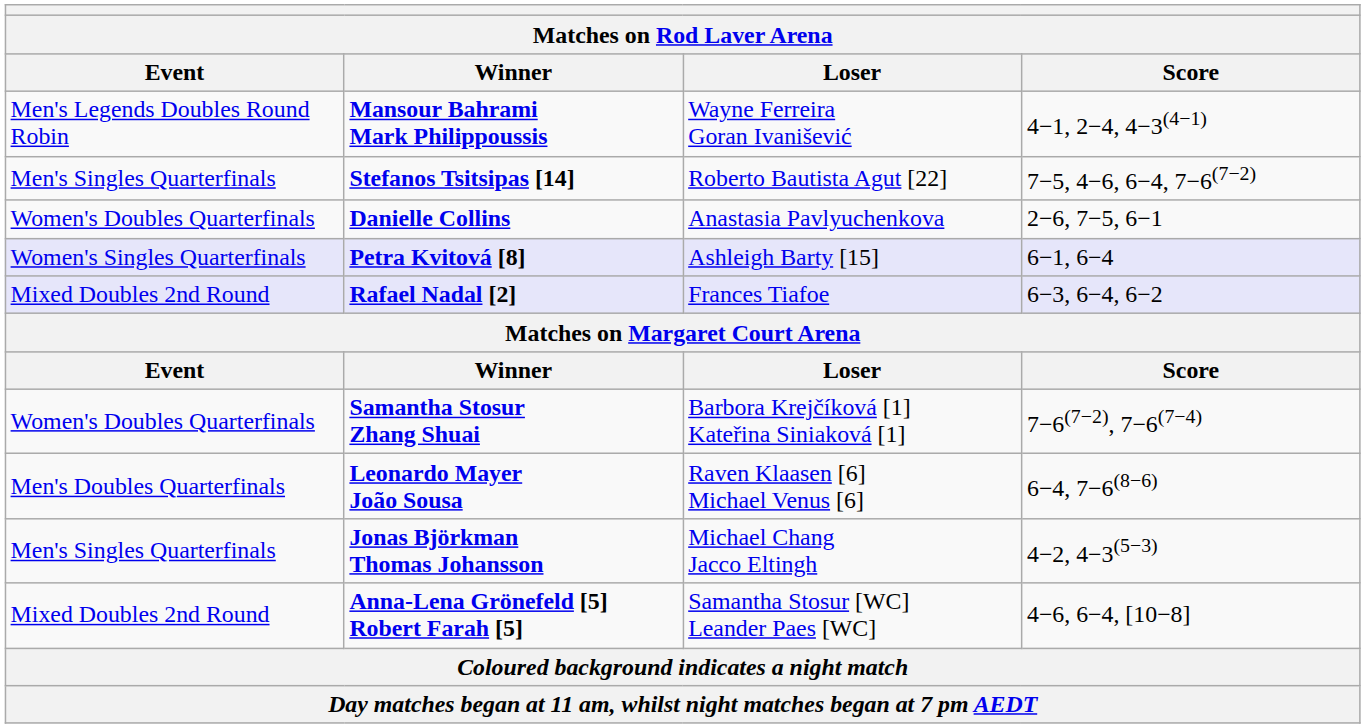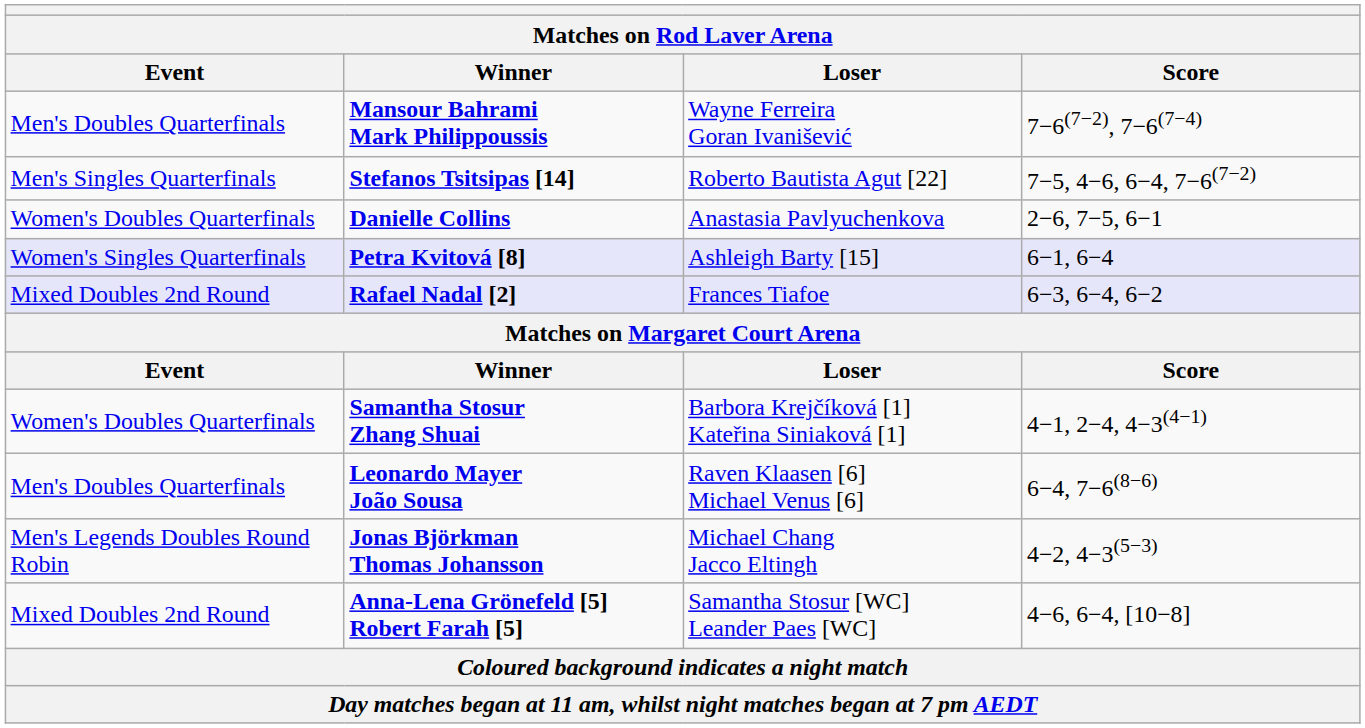(160, 123) Men's Legends Doubles Round Robin -> (148, 123) Men's Doubles Quarterfinals
(1117, 123) 4−1, 2−4, 4−3(4−1) -> (1115, 123) 7−6(7−2), 7−6(7−4)
(1115, 421) 7−6(7−2), 7−6(7−4) -> (1117, 421) 4−1, 2−4, 4−3(4−1)
(143, 550) Men's Singles Quarterfinals -> (160, 550) Men's Legends Doubles Round Robin
